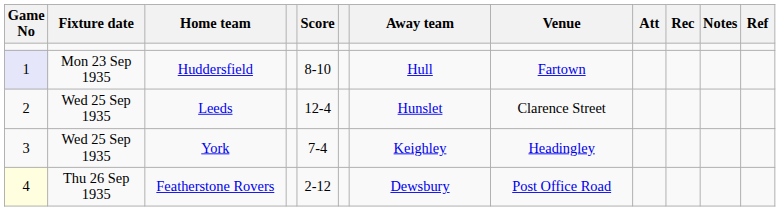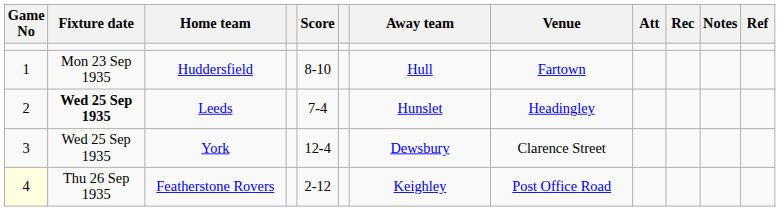(26, 69) lavender background -> (26, 69) no background
(96, 108) normal -> (96, 108) bold
(318, 108) 12-4 -> (318, 108) 7-4
(562, 108) Clarence Street -> (562, 108) Headingley
(318, 147) 7-4 -> (318, 147) 12-4
(420, 147) Keighley -> (420, 147) Dewsbury
(562, 147) Headingley -> (562, 147) Clarence Street
(420, 186) Dewsbury -> (420, 186) Keighley
